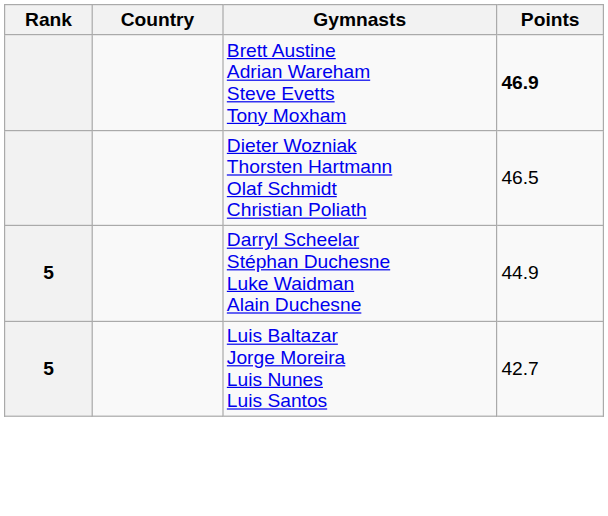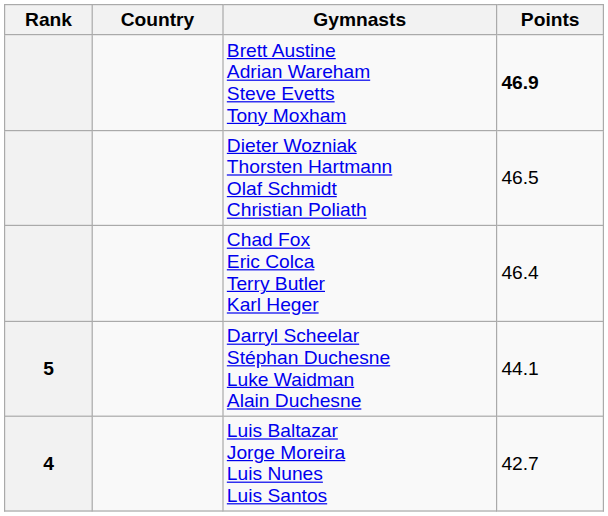+ row: (276, 273)
(520, 273) 44.9 -> (520, 368) 44.1
(49, 368) 5 -> (49, 463) 4
